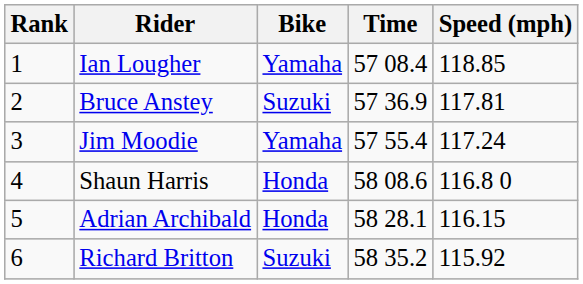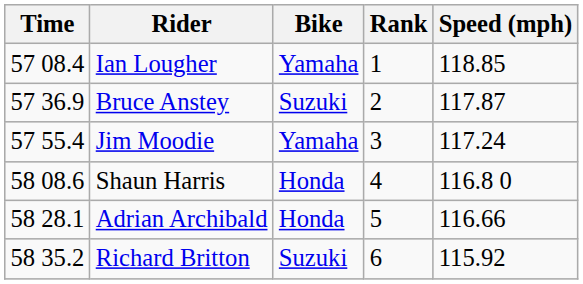columns swapped: (39, 24) <-> (390, 24)
(472, 102) 117.81 -> (472, 102) 117.87
(472, 219) 116.15 -> (472, 219) 116.66
